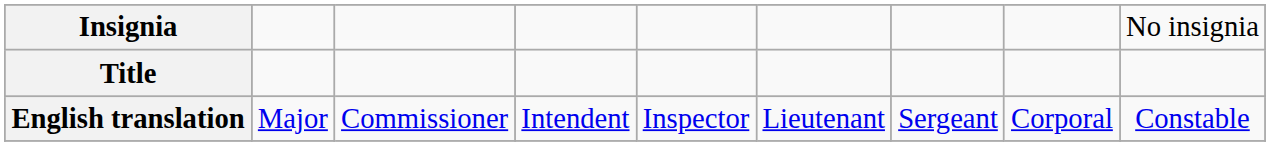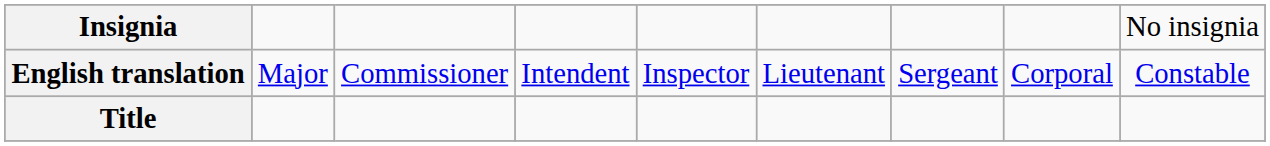rows swapped: (128, 72) <-> (128, 118)
